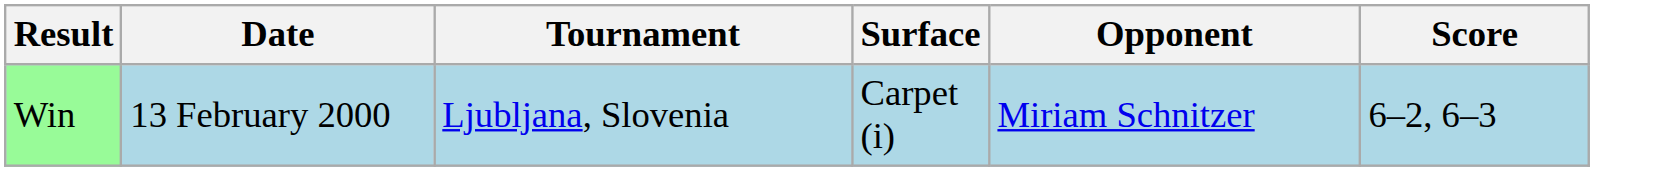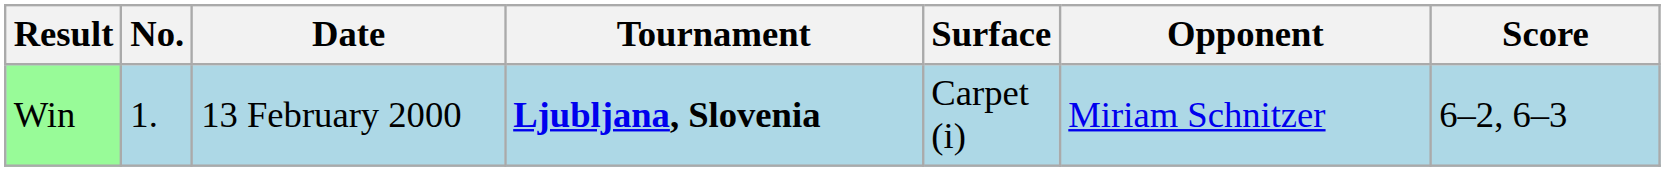+ column: (157, 33)
(586, 114) normal -> (667, 114) bold
